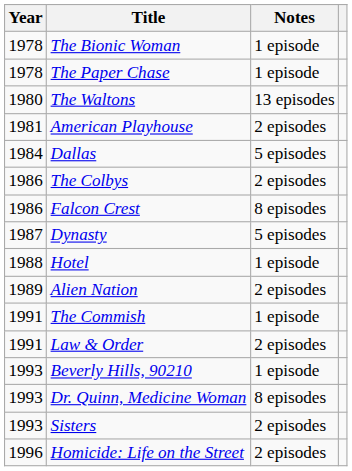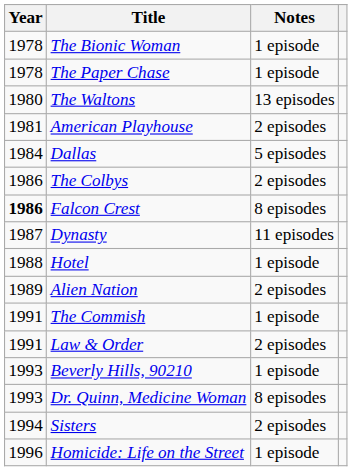(26, 208) normal -> (26, 208) bold
(290, 235) 5 episodes -> (294, 235) 11 episodes
(26, 425) 1993 -> (26, 425) 1994
(290, 452) 2 episodes -> (287, 452) 1 episode
